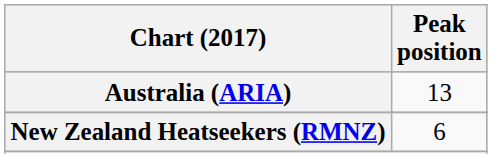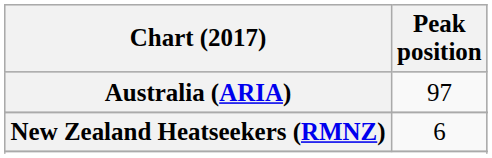(439, 91) 13 -> (439, 91) 97
